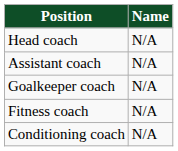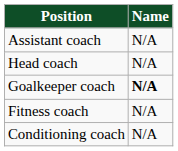rows swapped: (43, 39) <-> (54, 63)
(145, 87) normal -> (145, 87) bold
